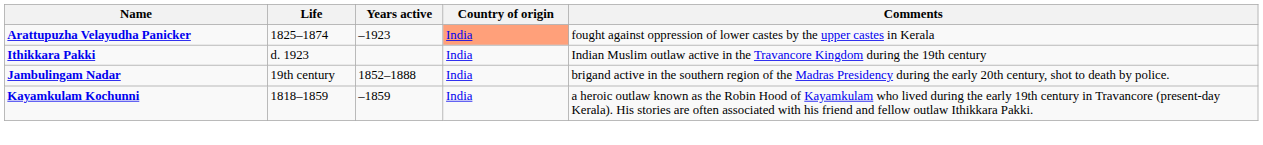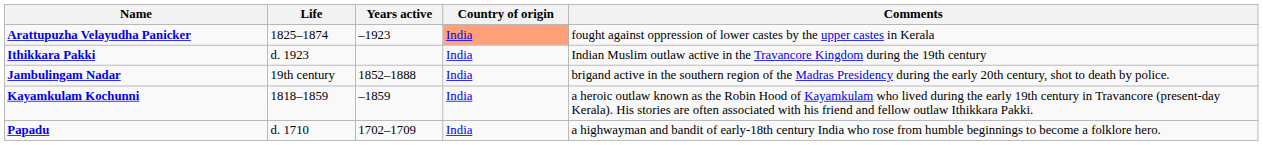+ row: (28, 130)
